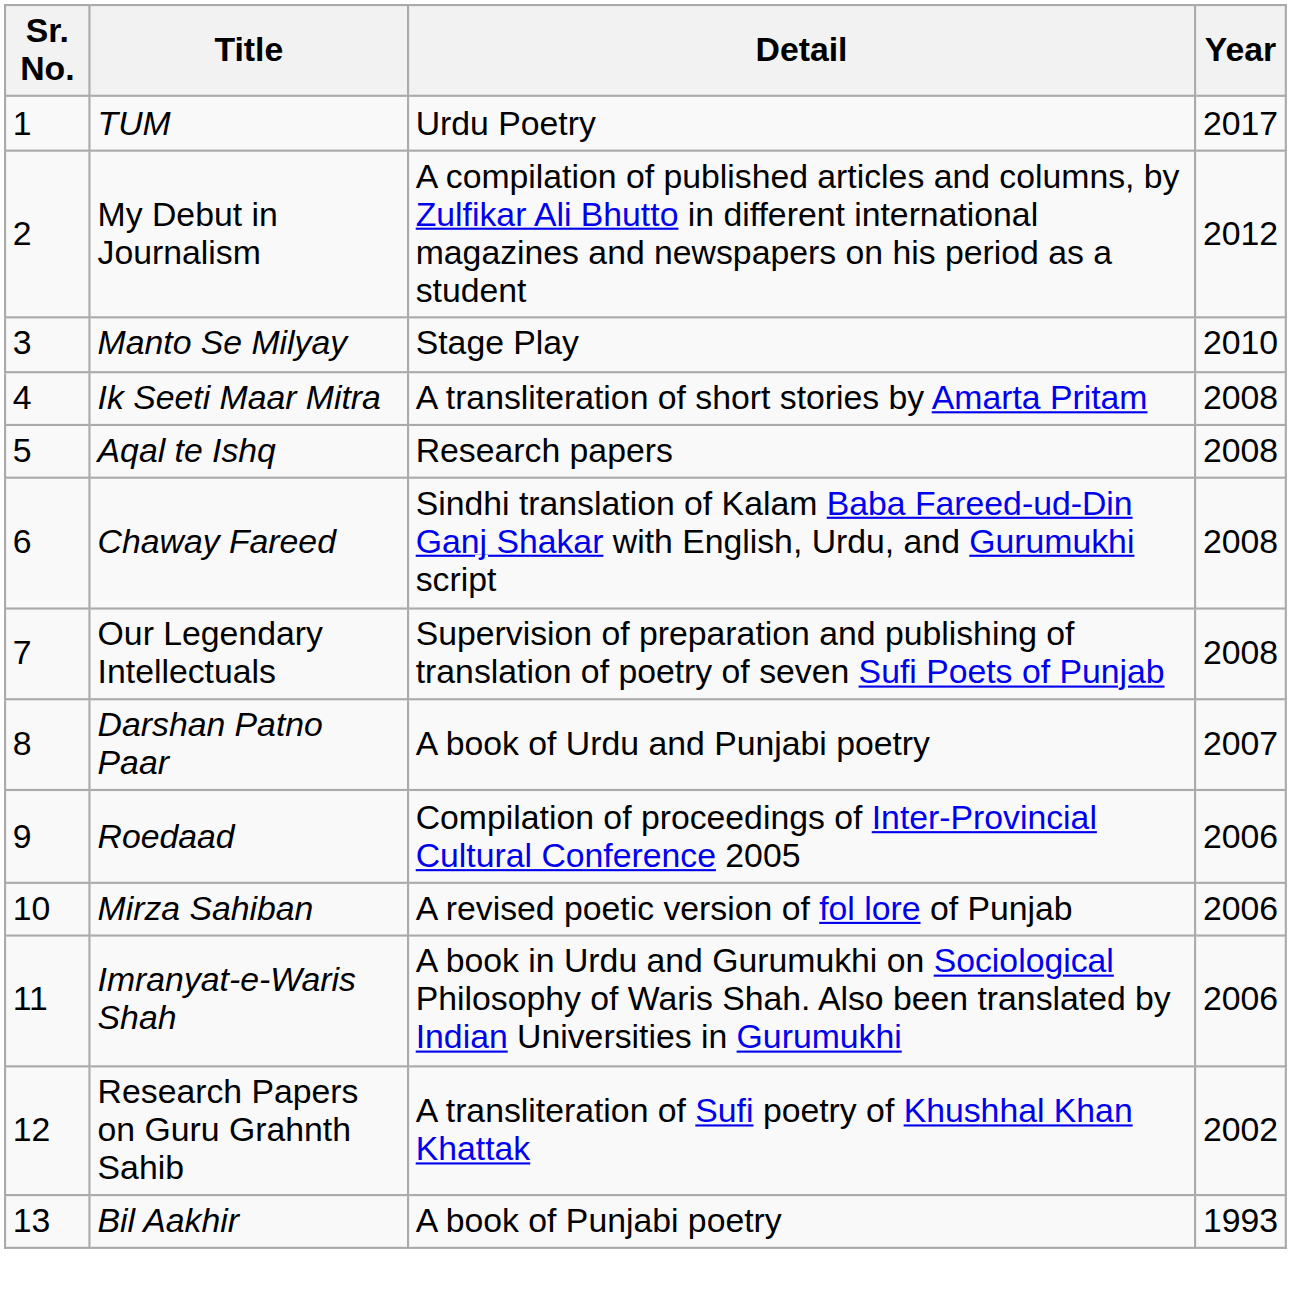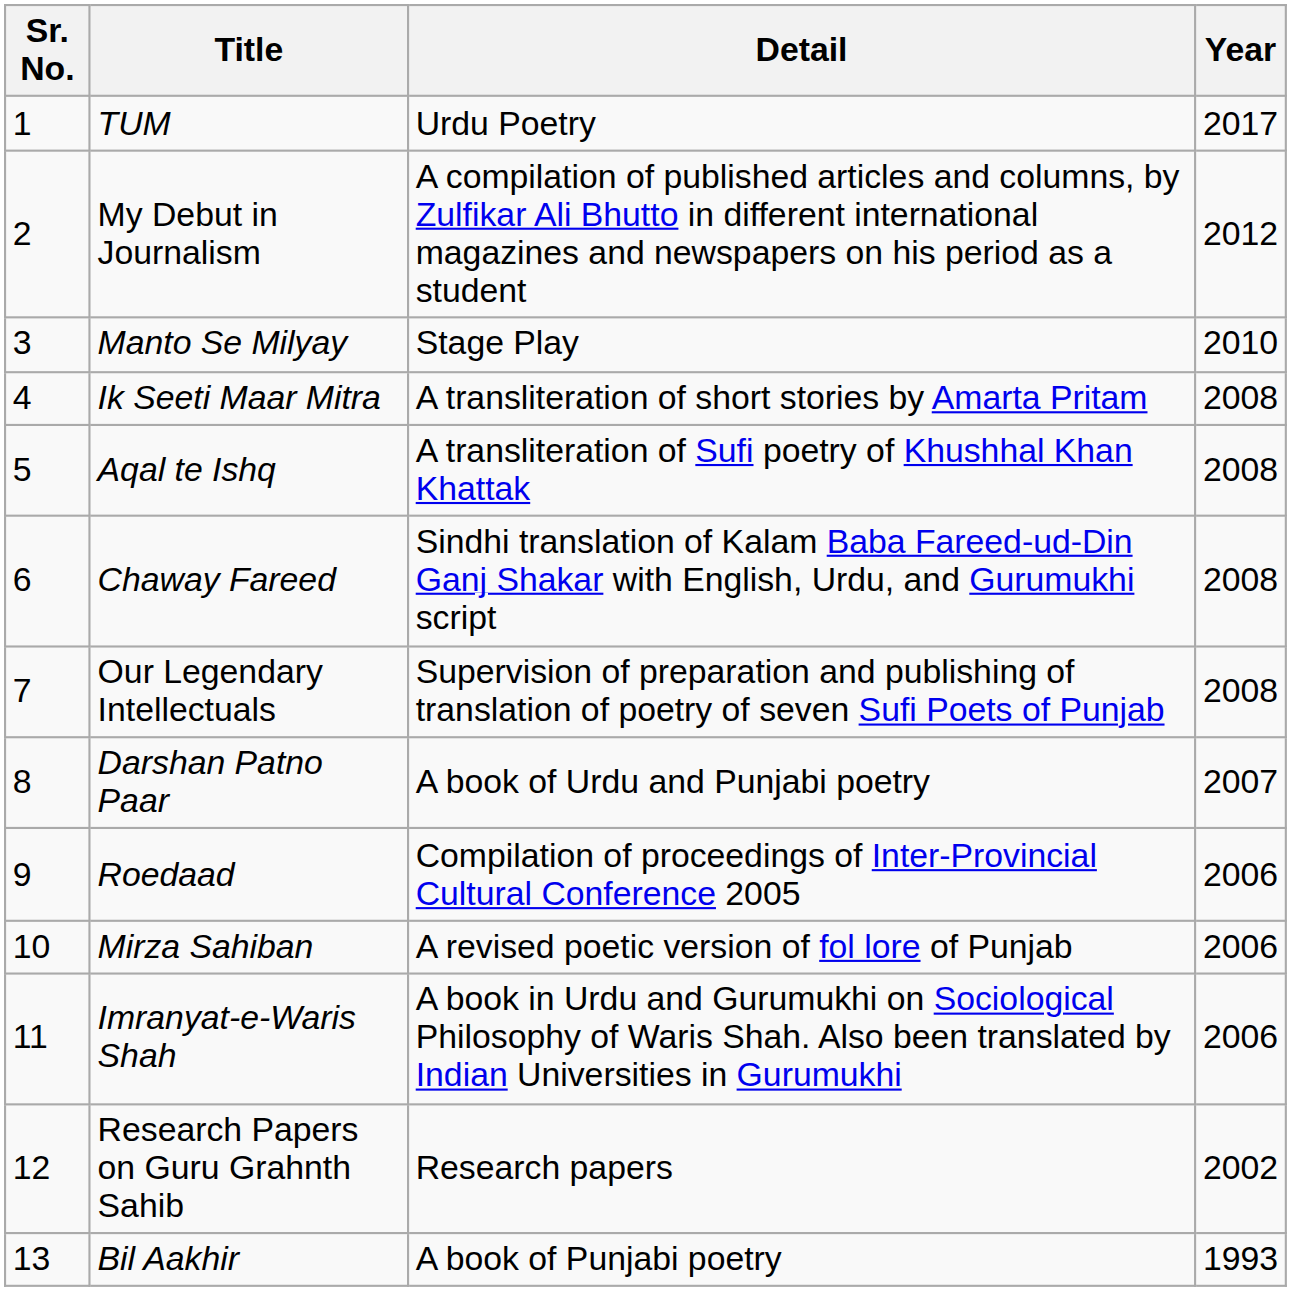(544, 450) Research papers -> (774, 469) A transliteration of Sufi poetry of Khushhal Khan Khattak
(774, 1129) A transliteration of Sufi poetry of Khushhal Khan Khattak -> (544, 1167) Research papers
